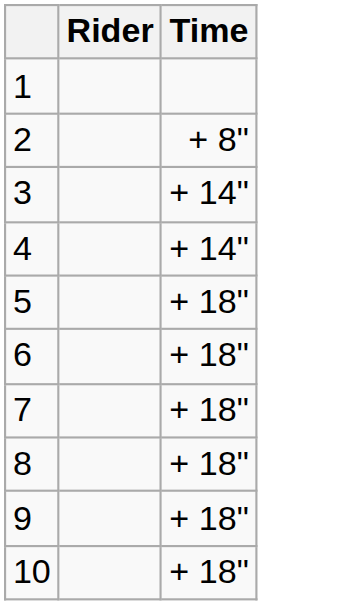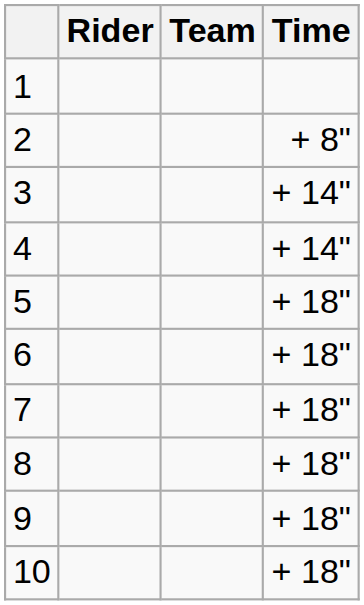+ column: (213, 31)
